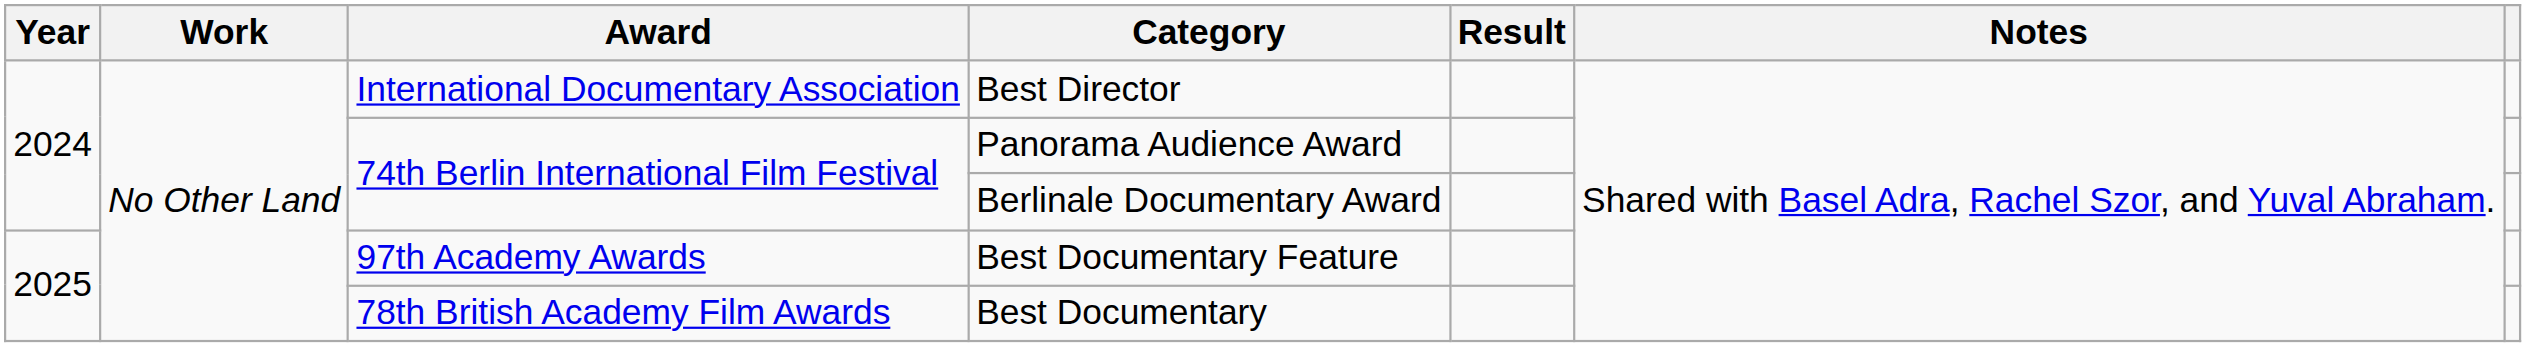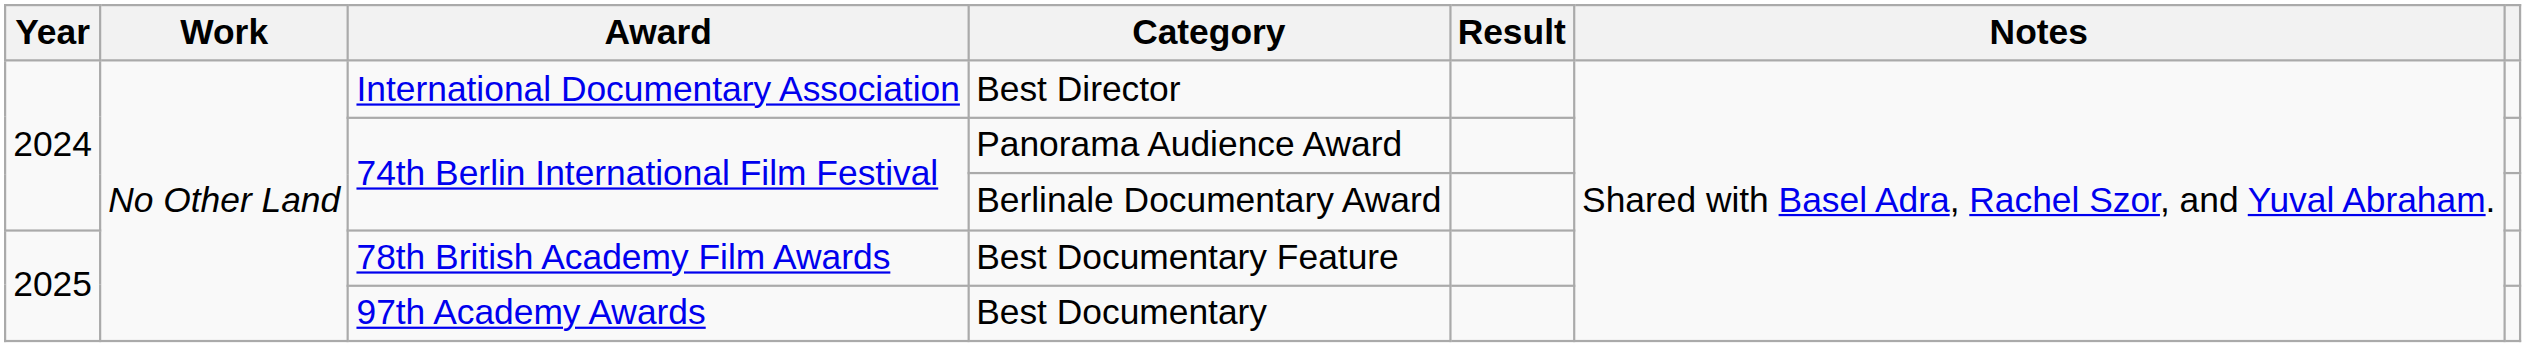(531, 256) 97th Academy Awards -> (623, 256) 78th British Academy Film Awards
(623, 312) 78th British Academy Film Awards -> (531, 312) 97th Academy Awards
